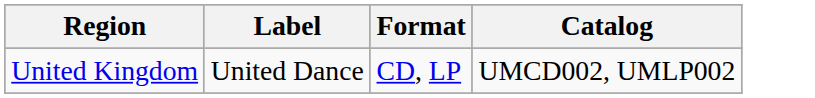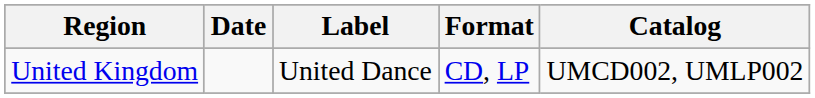+ column: (239, 26)
